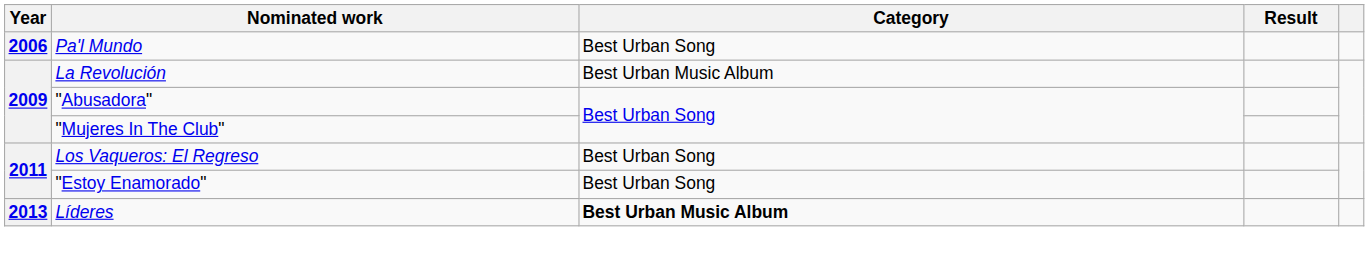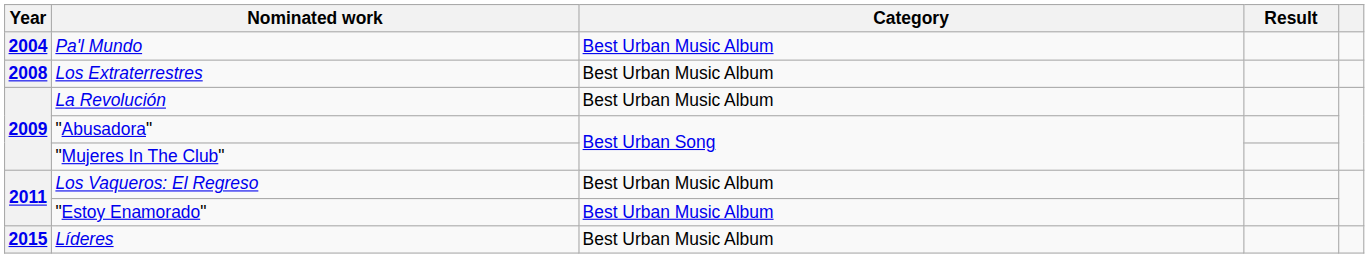(28, 45) 2006 -> (28, 45) 2004
(649, 45) Best Urban Song -> (678, 45) Best Urban Music Album
+ row: (129, 73)
(649, 156) Best Urban Song -> (678, 184) Best Urban Music Album
(649, 184) Best Urban Song -> (678, 211) Best Urban Music Album
(28, 211) 2013 -> (28, 239) 2015
(685, 211) bold -> (678, 239) normal
